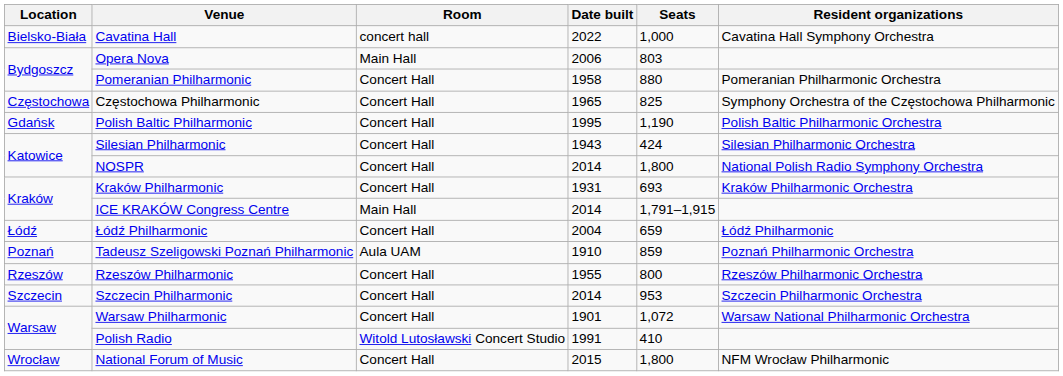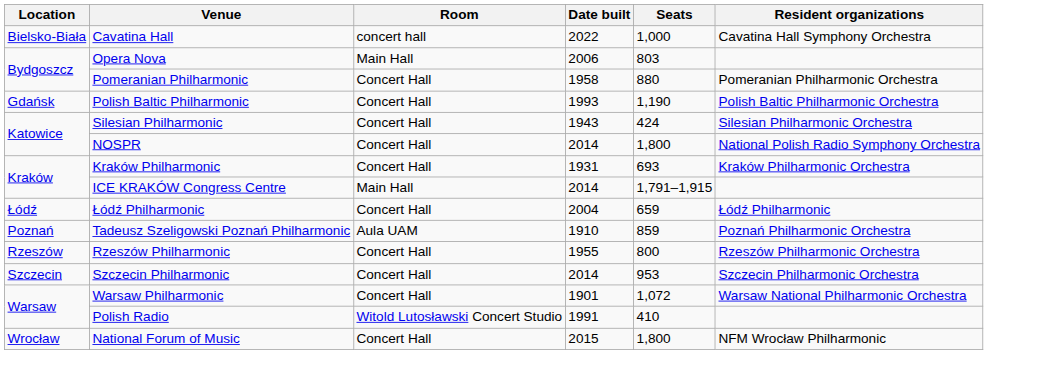- row: (177, 101)
(587, 123) 1995 -> (583, 101) 1993
